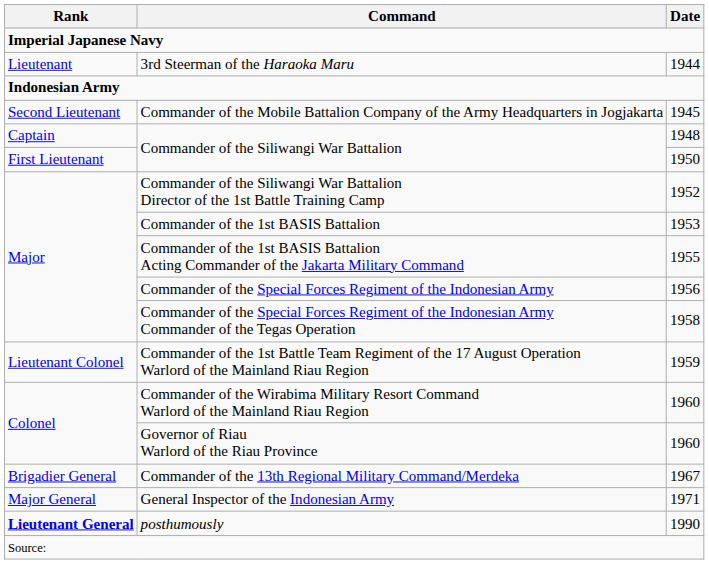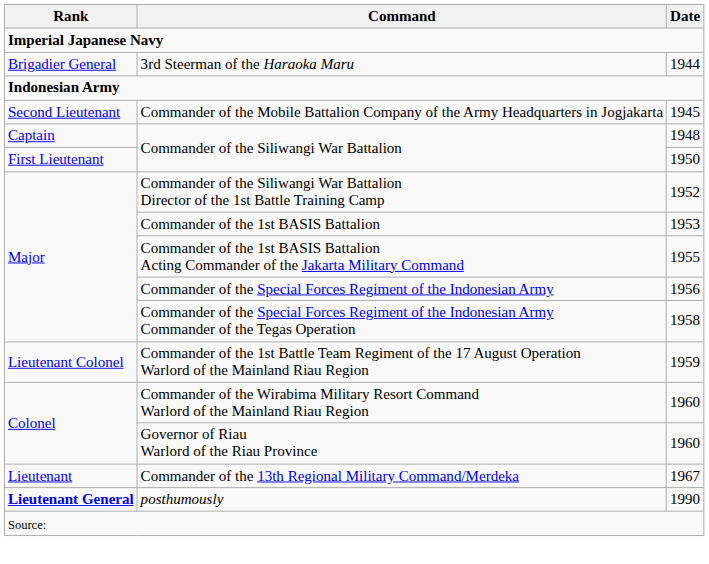(40, 64) Lieutenant -> (62, 64) Brigadier General
(62, 475) Brigadier General -> (40, 475) Lieutenant
- row: (267, 499)
